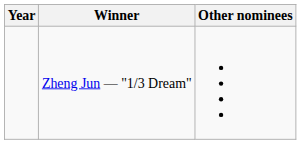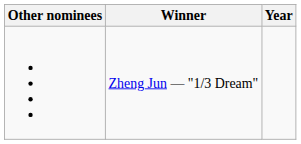columns swapped: (22, 15) <-> (245, 15)
